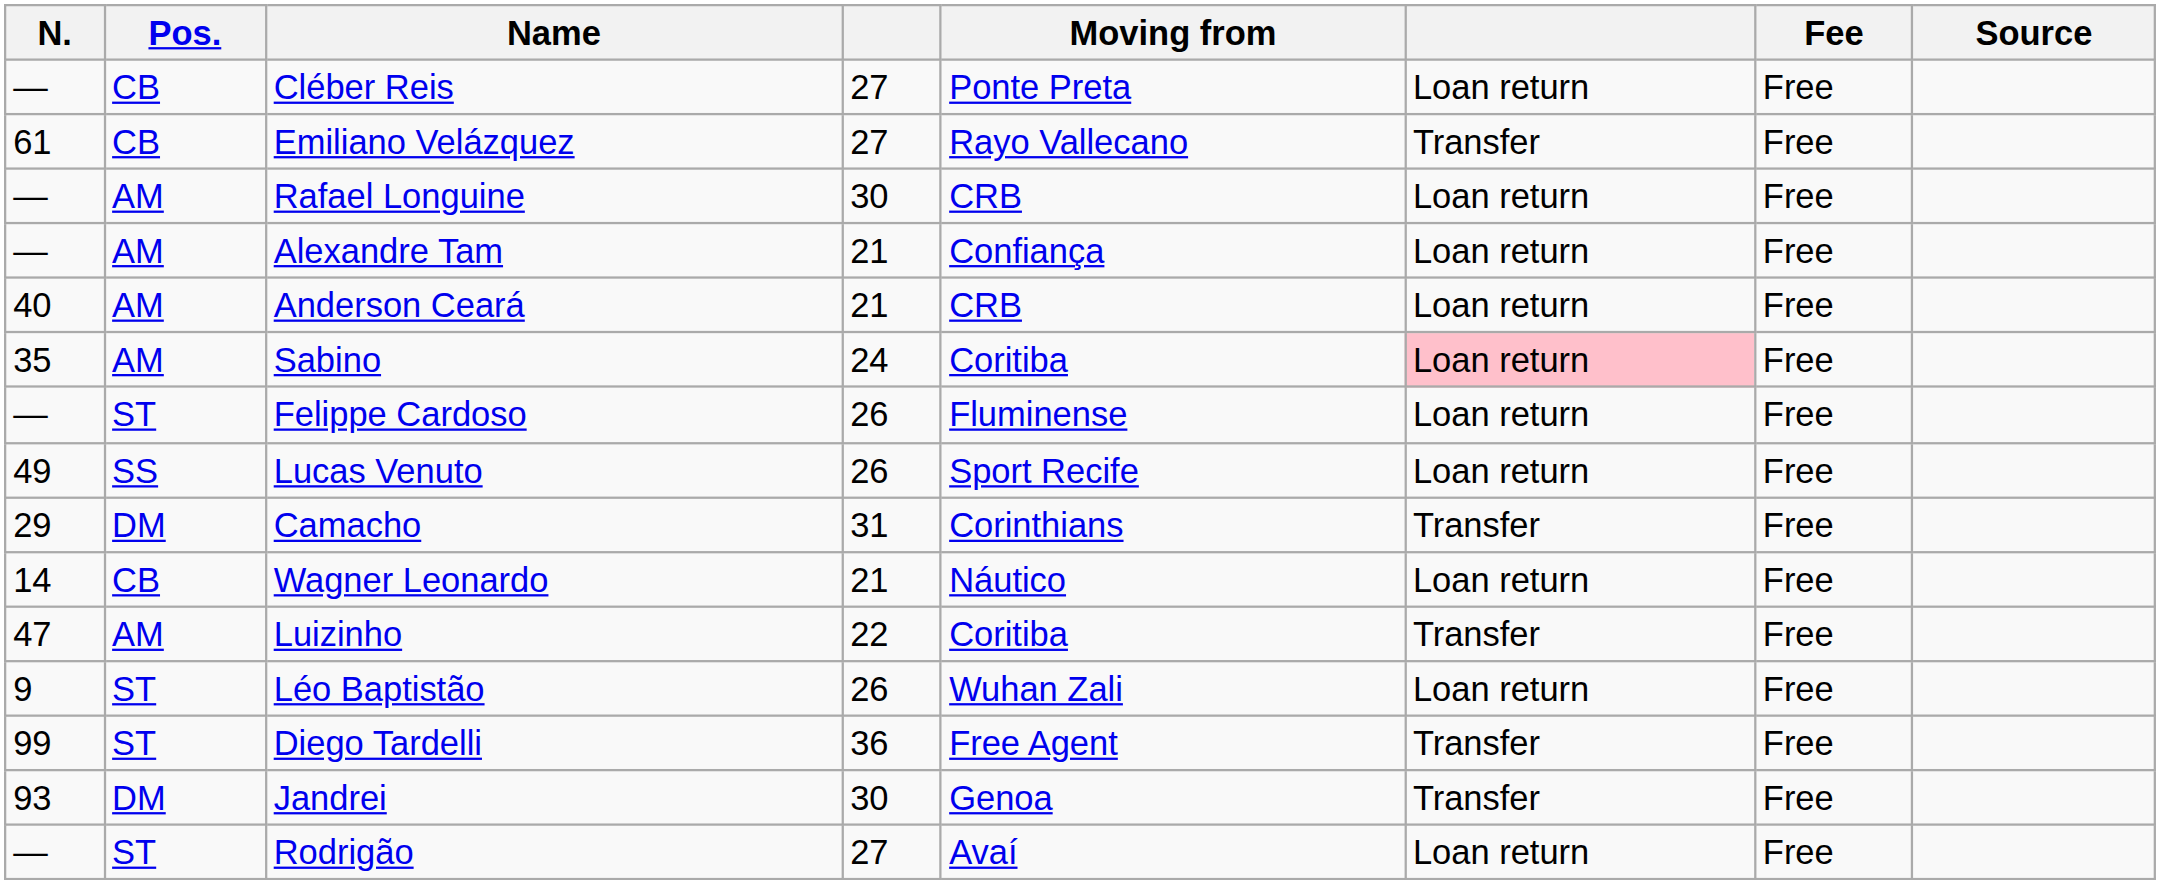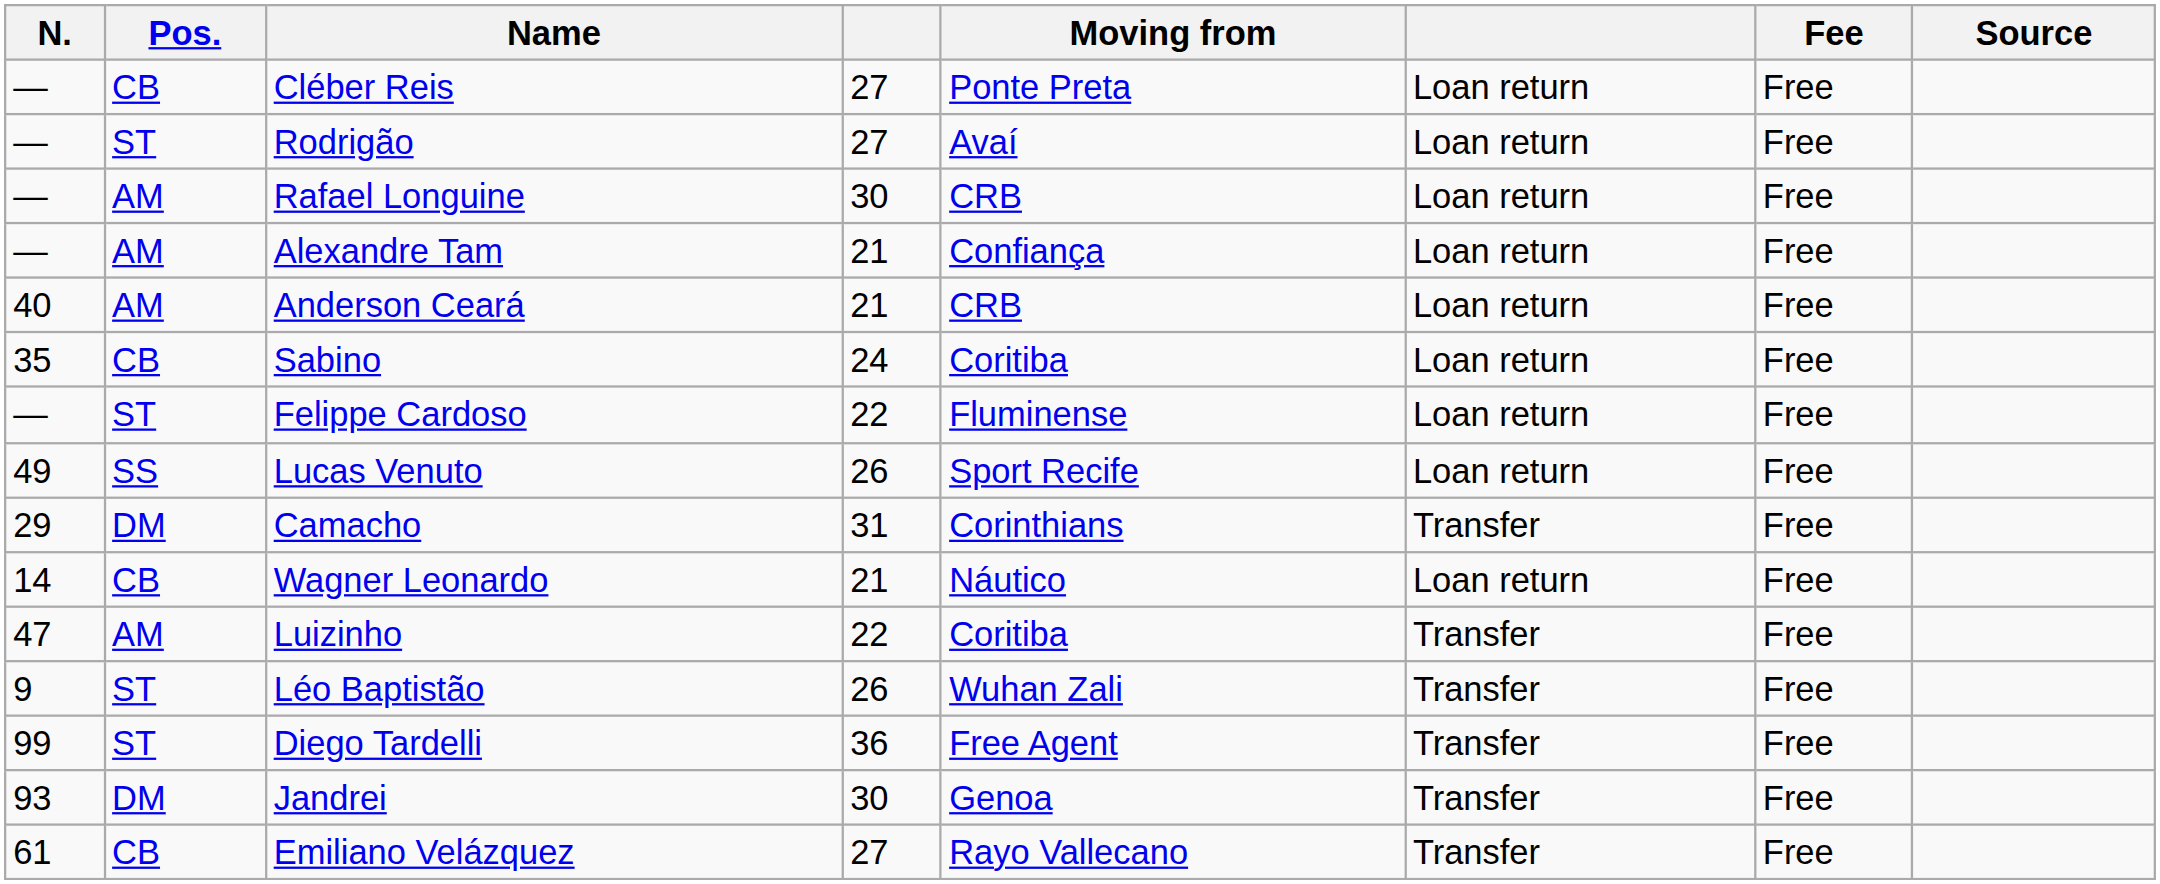rows swapped: (344, 852) <-> (424, 142)
(138, 360) AM -> (136, 360) CB
(1501, 360) pink background -> (1501, 360) no background
(869, 415) 26 -> (869, 415) 22
(1501, 688) Loan return -> (1476, 688) Transfer
